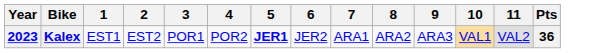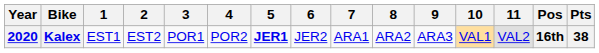+ column: (550, 15)
(23, 36) 2023 -> (23, 36) 2020
(547, 36) 36 -> (581, 36) 38
